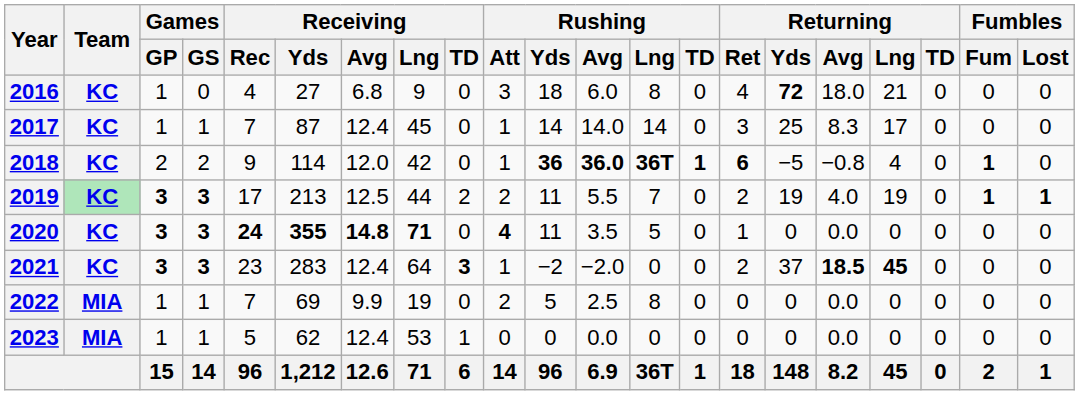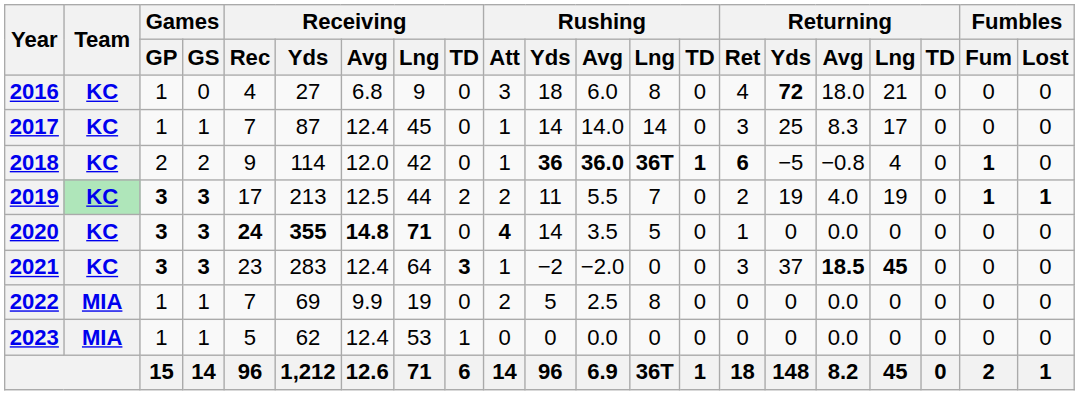(550, 232) 11 -> (550, 232) 14
(743, 267) 2 -> (743, 267) 3
